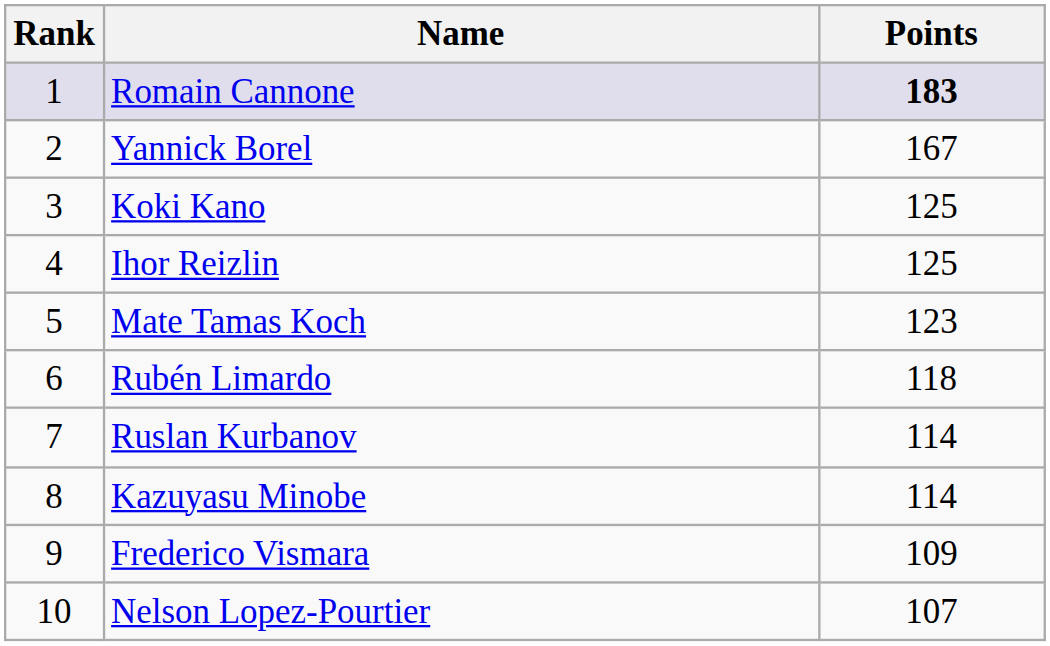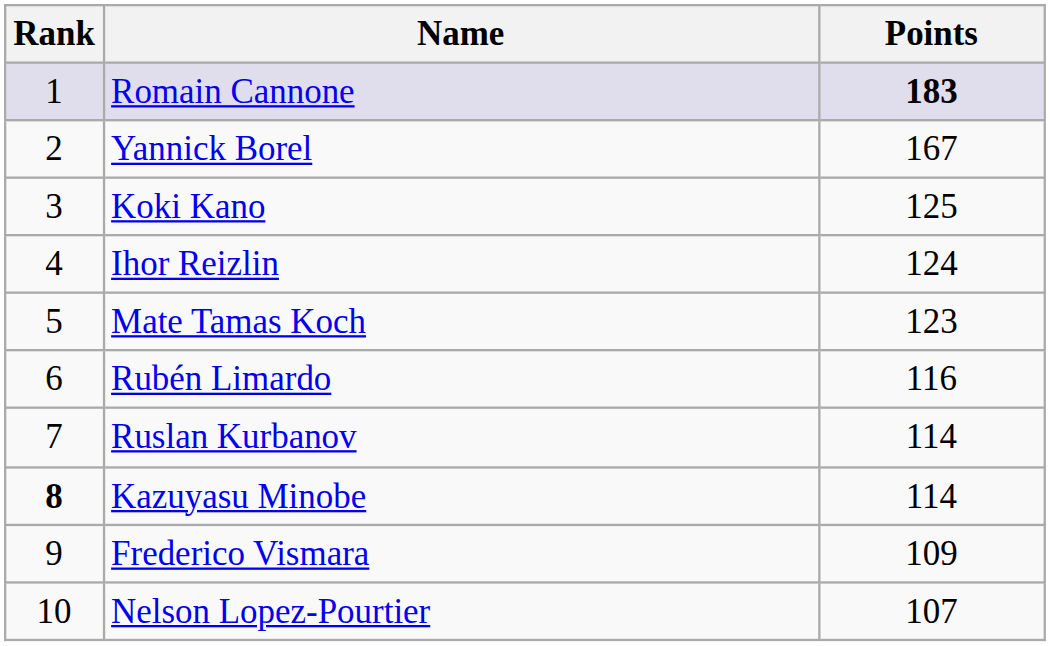(931, 264) 125 -> (931, 264) 124
(931, 379) 118 -> (931, 379) 116
(54, 494) normal -> (54, 494) bold
